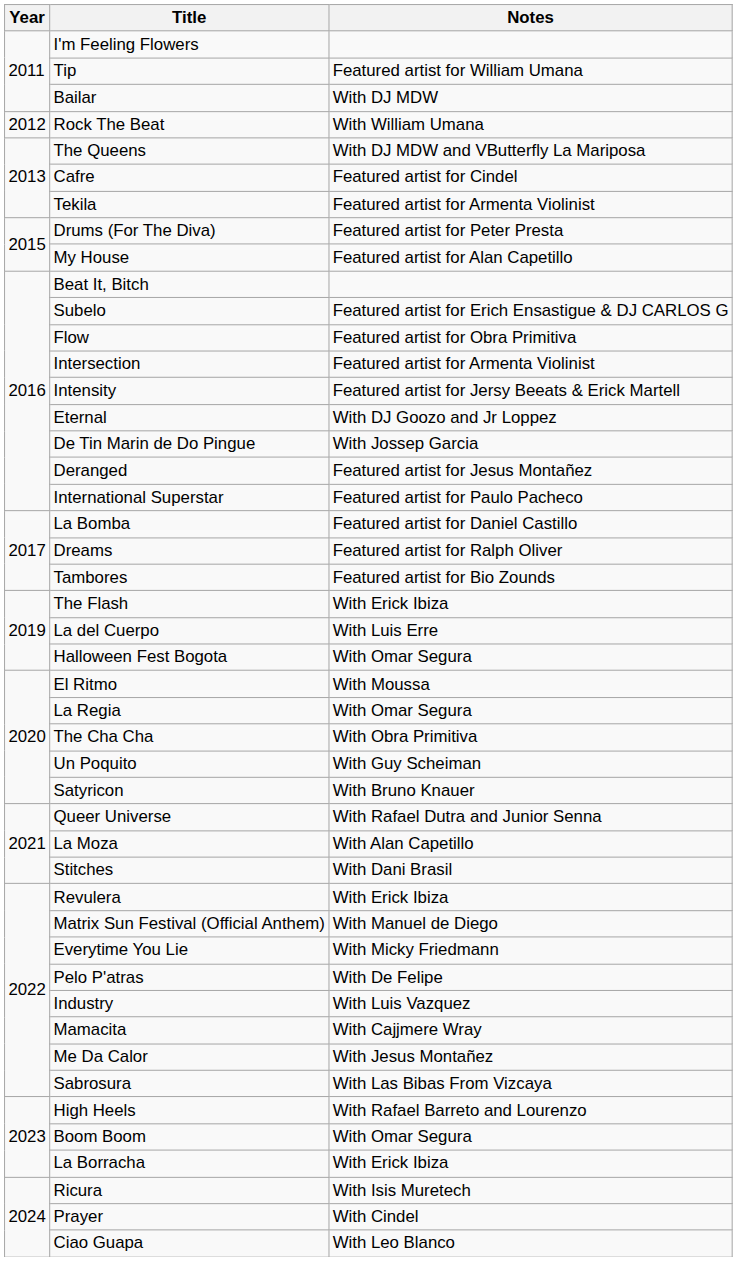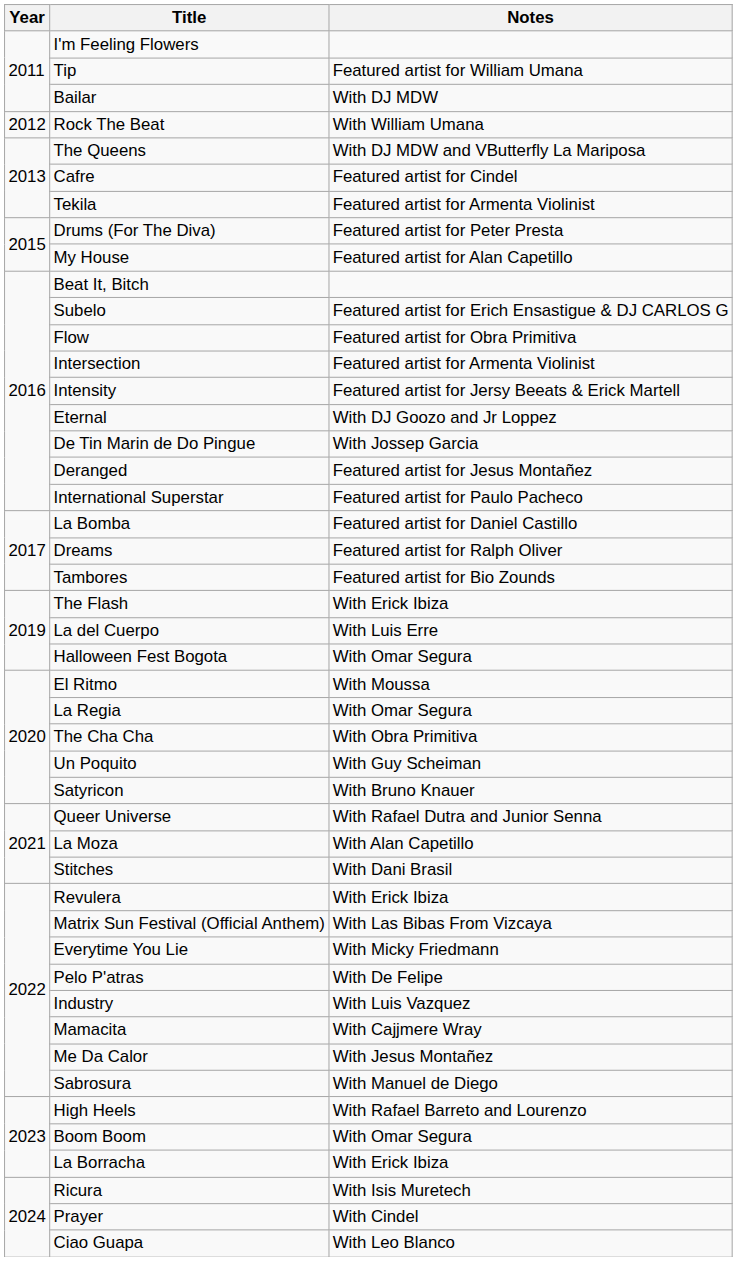(415, 923) With Manuel de Diego -> (442, 923) With Las Bibas From Vizcaya
(442, 1083) With Las Bibas From Vizcaya -> (415, 1083) With Manuel de Diego
